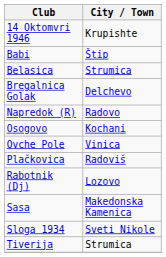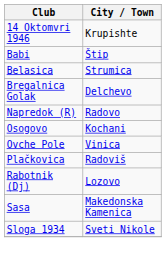- row: (30, 245)
